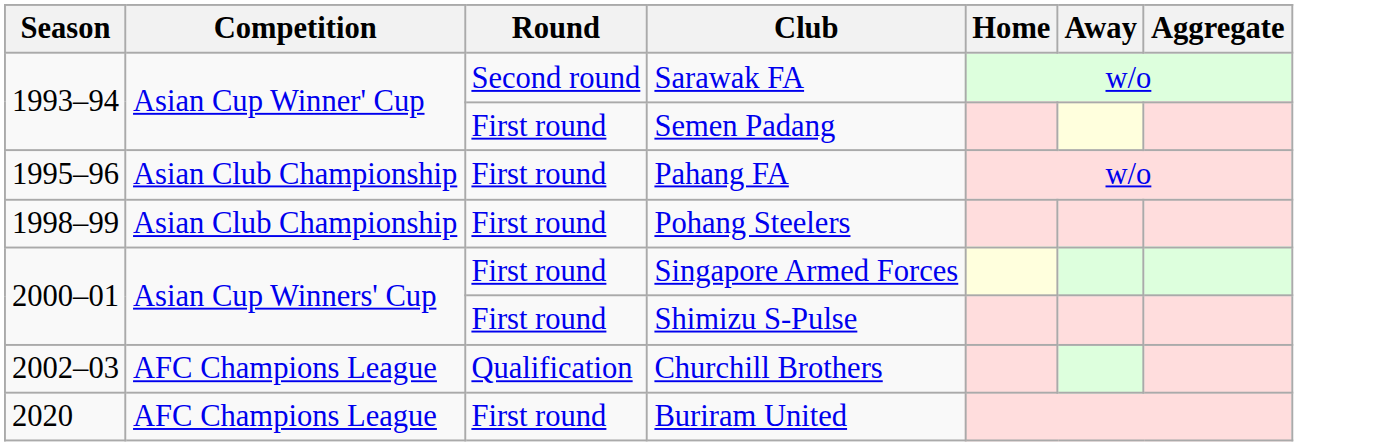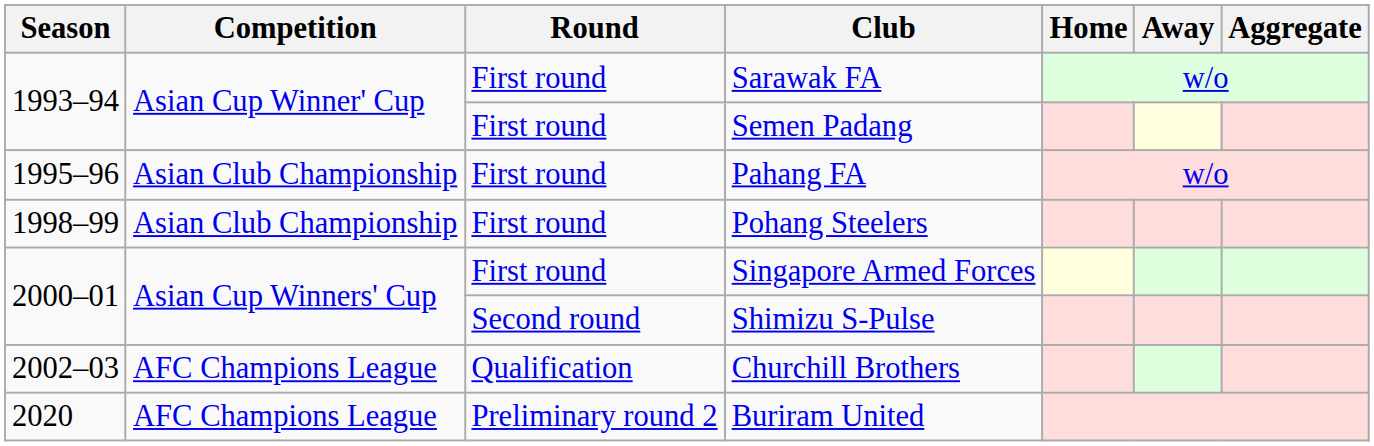(556, 77) Second round -> (539, 77) First round
(539, 319) First round -> (556, 319) Second round
(539, 416) First round -> (594, 416) Preliminary round 2
